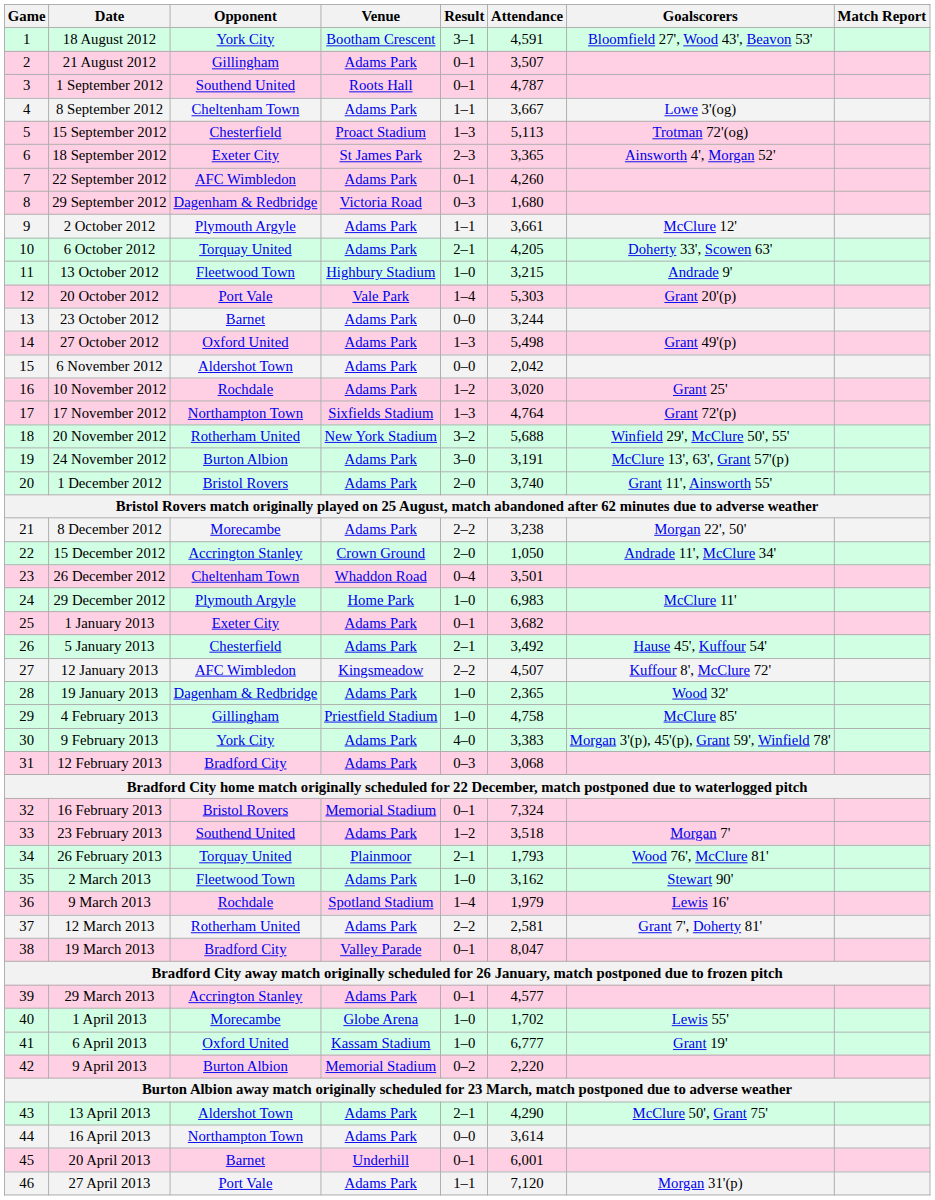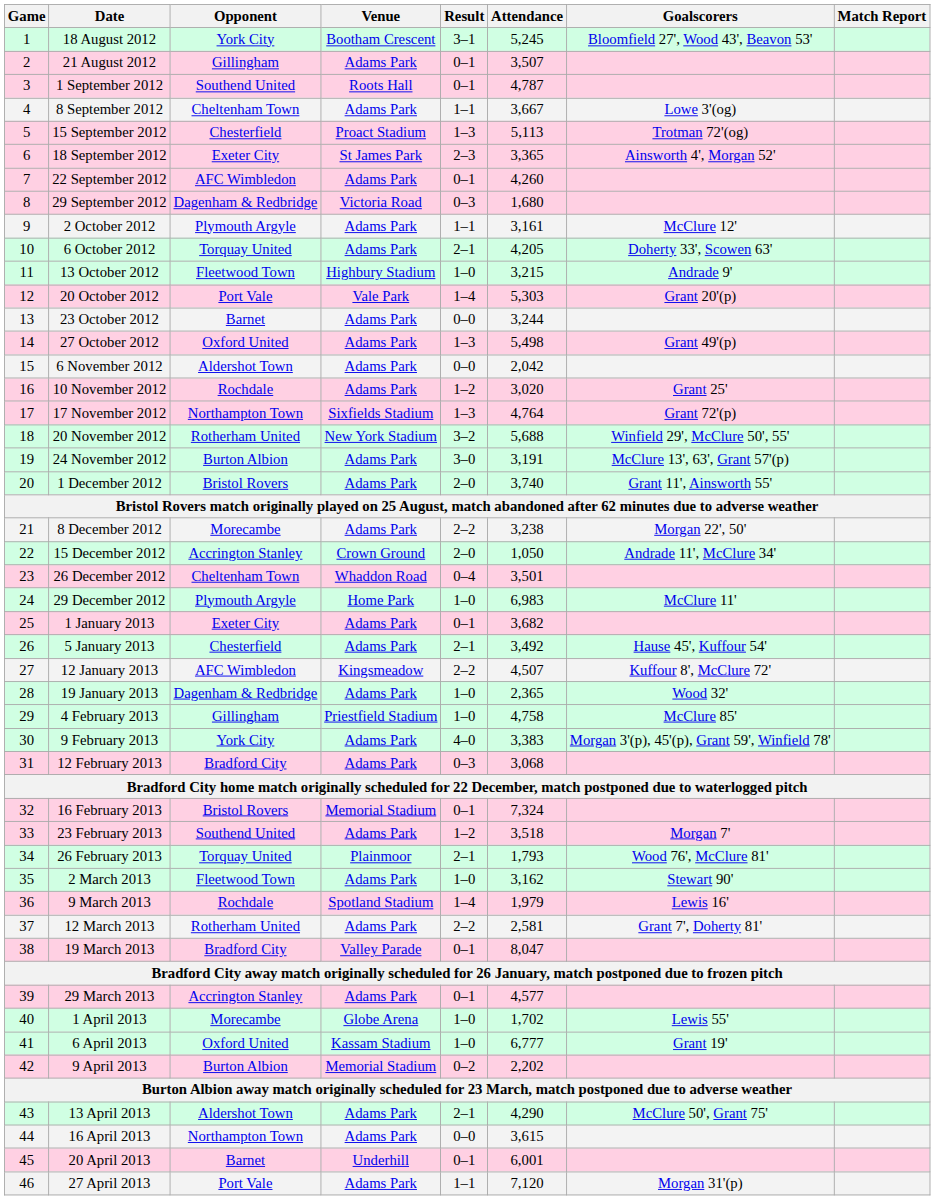(527, 39) 4,591 -> (527, 39) 5,245
(527, 226) 3,661 -> (527, 226) 3,161
(527, 1066) 2,220 -> (527, 1066) 2,202
(527, 1136) 3,614 -> (527, 1136) 3,615
